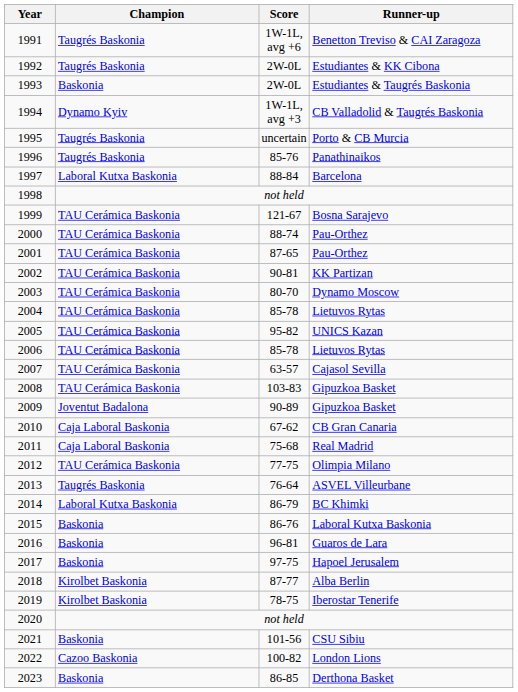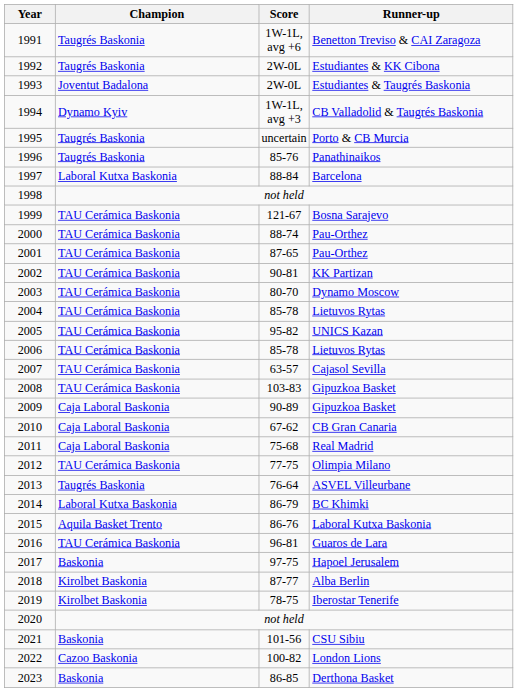(81, 85) Baskonia -> (103, 85) Joventut Badalona
(103, 407) Joventut Badalona -> (114, 407) Caja Laboral Baskonia
(81, 523) Baskonia -> (110, 523) Aquila Basket Trento
(81, 542) Baskonia -> (119, 542) TAU Cerámica Baskonia
